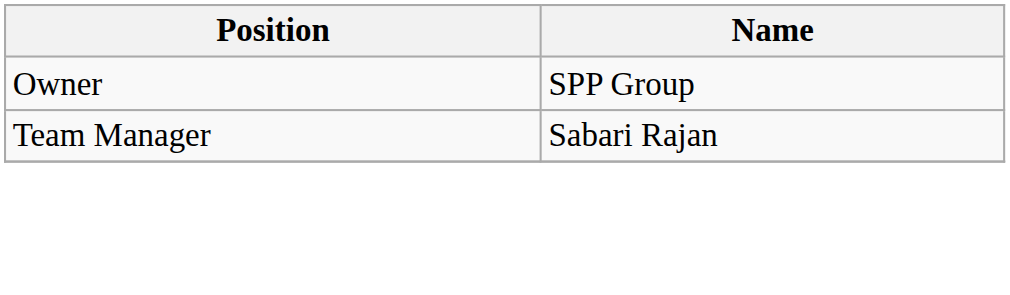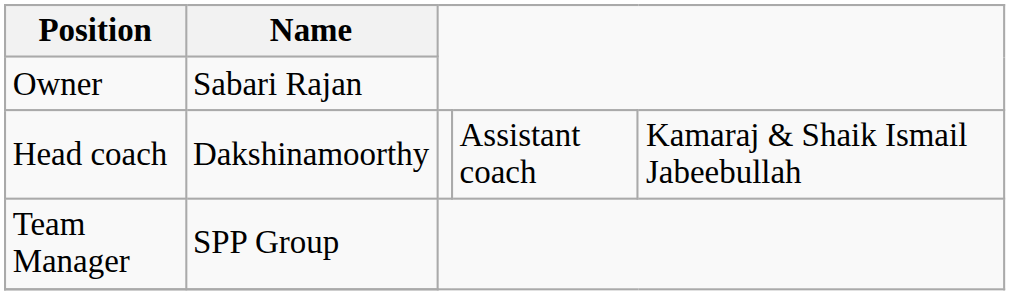(622, 82) SPP Group -> (278, 82) Sabari Rajan
+ row: (90, 153)
(633, 135) Sabari Rajan -> (266, 243) SPP Group
